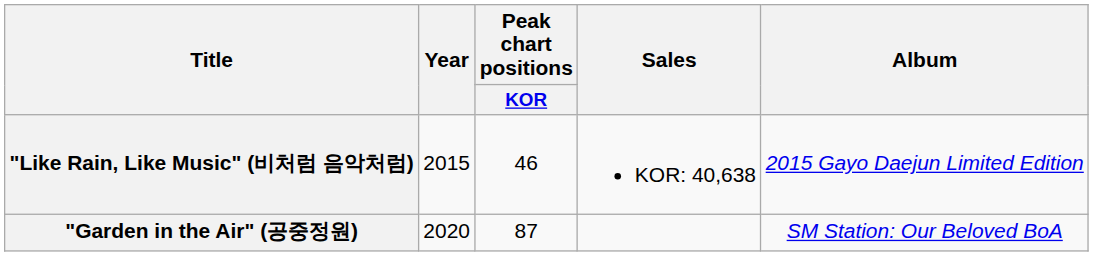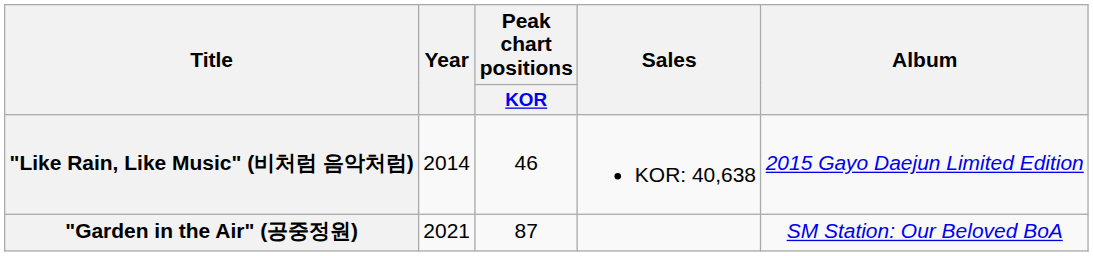(447, 164) 2015 -> (447, 164) 2014
(447, 232) 2020 -> (447, 232) 2021
